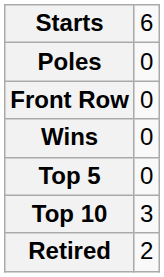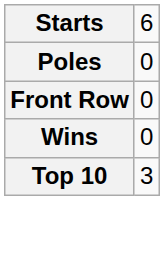- row: (70, 175)
- row: (70, 251)
